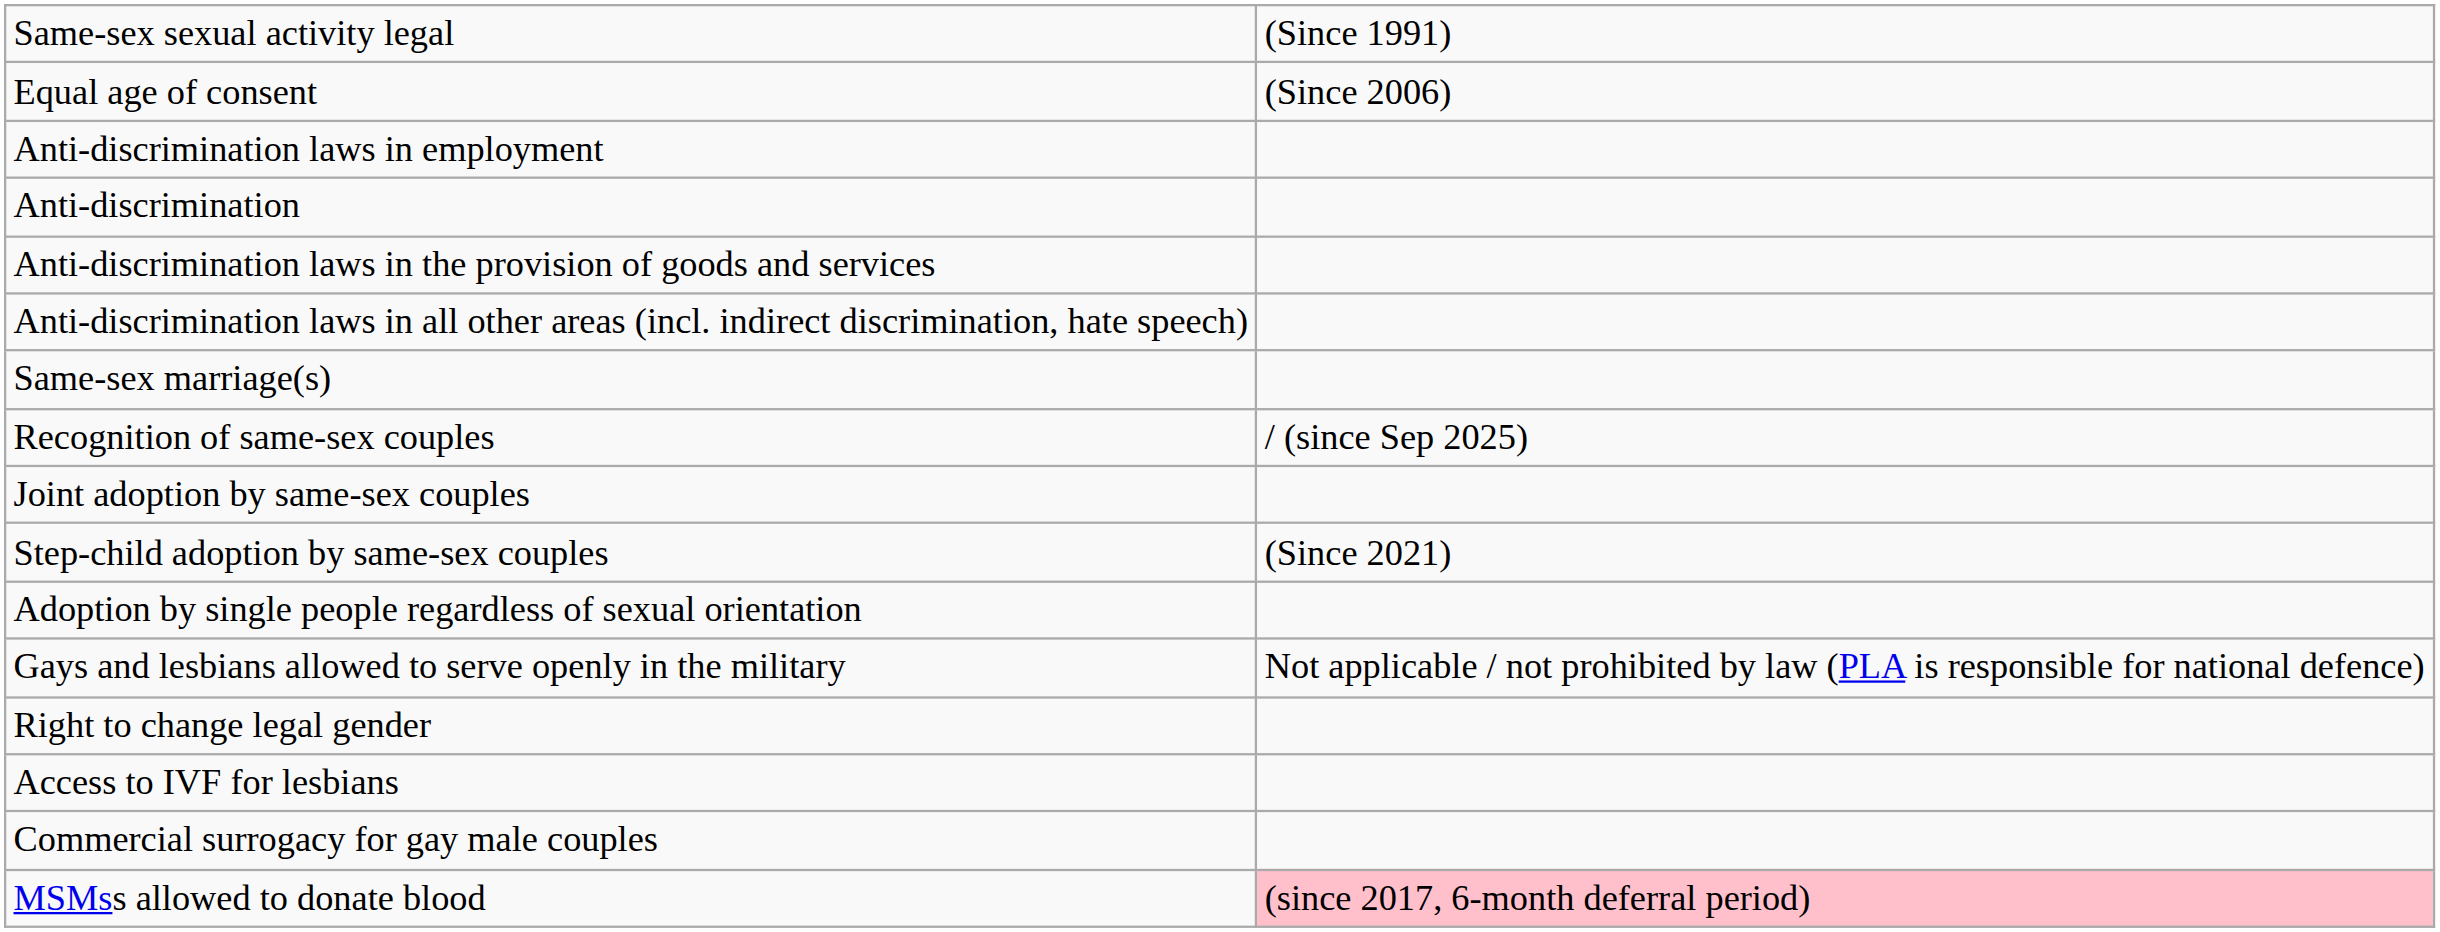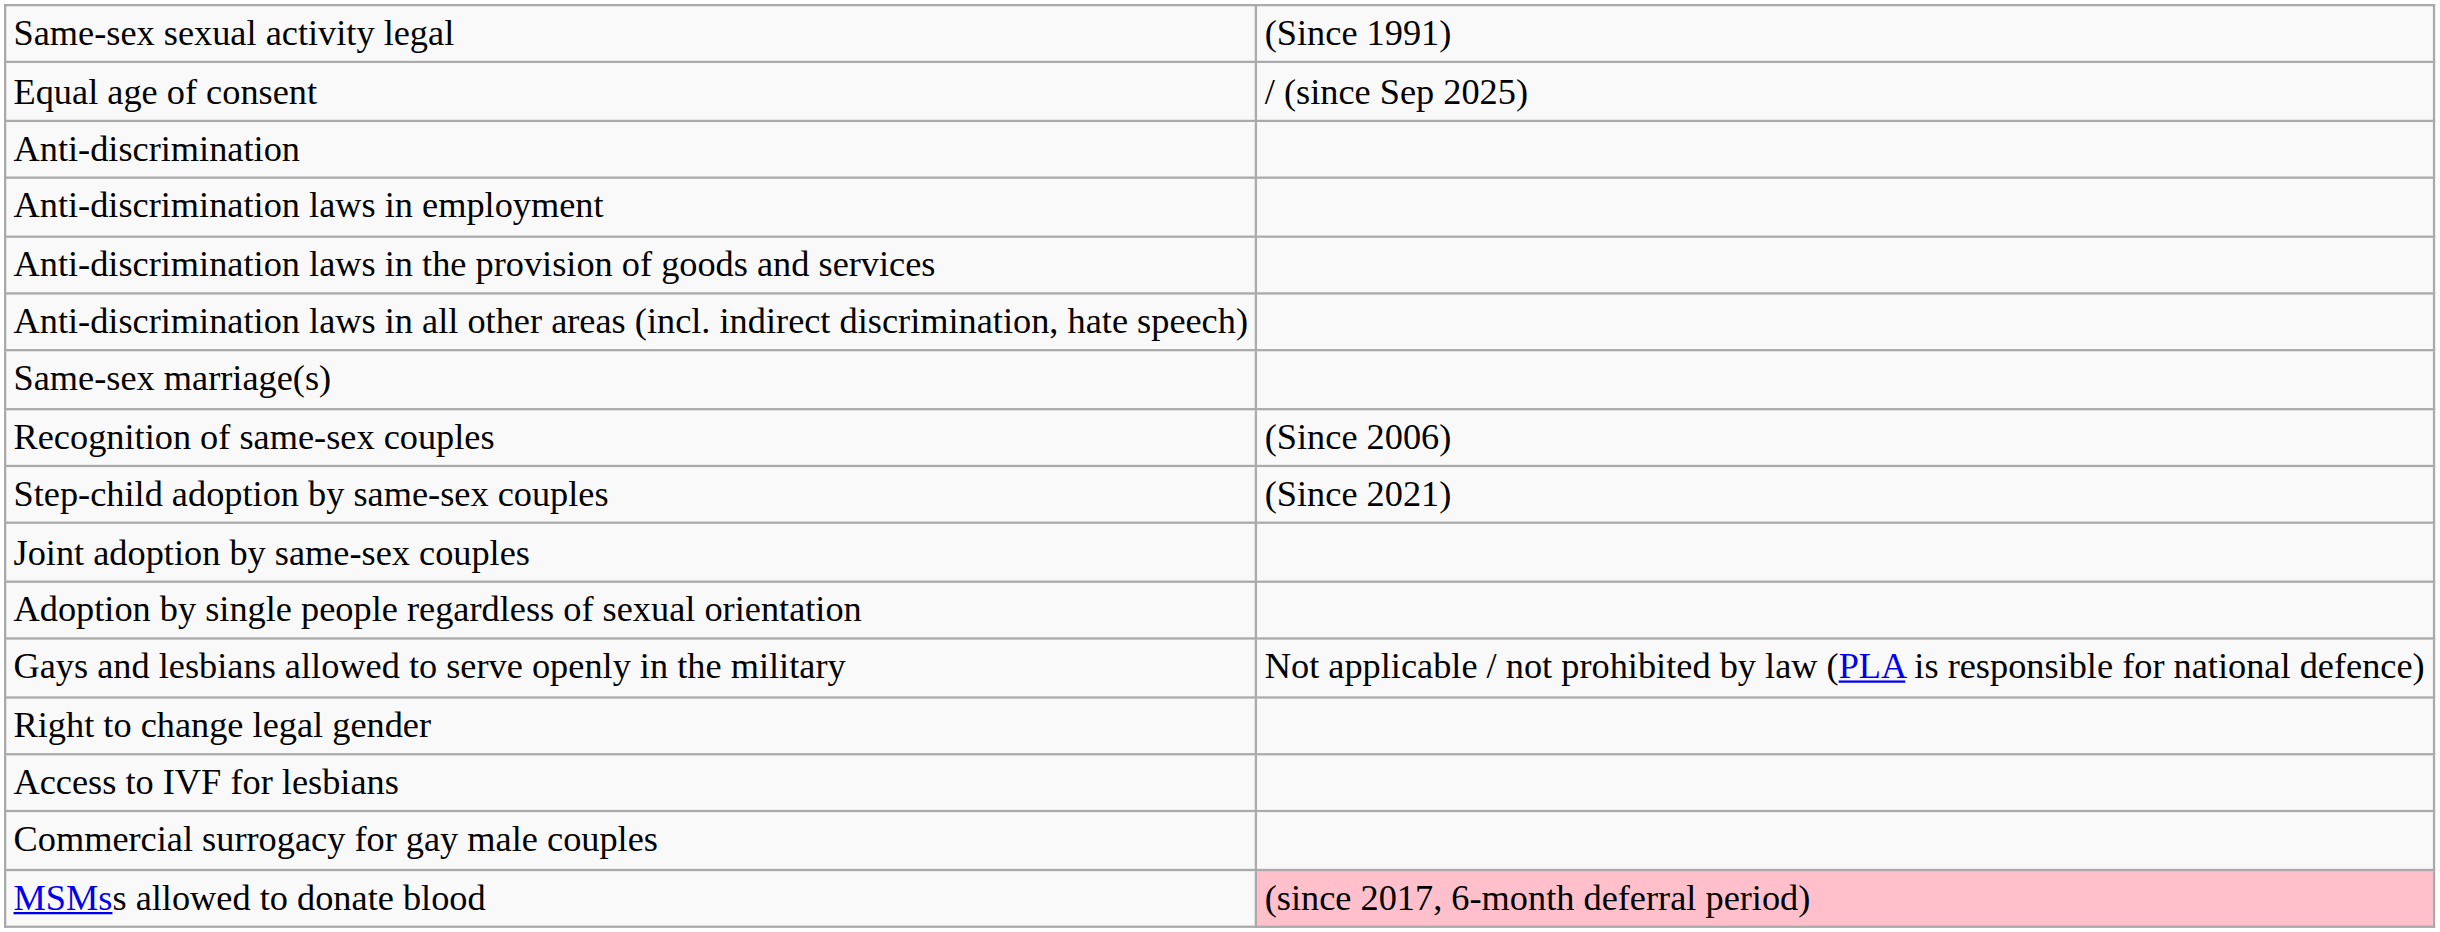(1358, 90) (Since 2006) -> (1396, 90) / (since Sep 2025)
rows swapped: (157, 206) <-> (309, 148)
(1396, 436) / (since Sep 2025) -> (1358, 436) (Since 2006)
rows swapped: (311, 551) <-> (272, 494)
